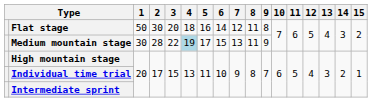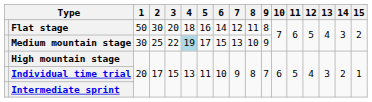(157, 43) 28 -> (157, 43) 25
(253, 43) 11 -> (253, 43) 10
